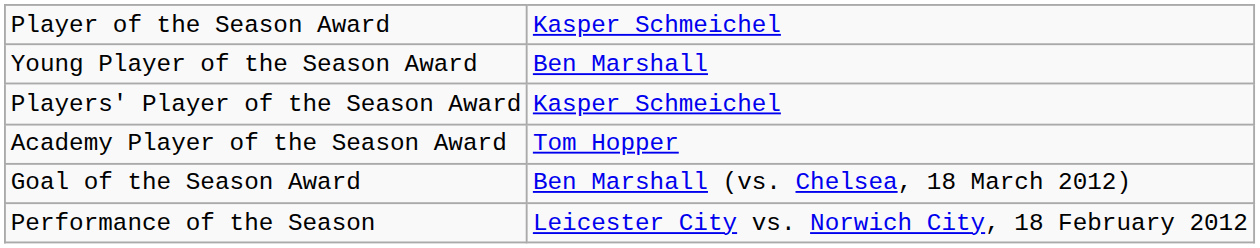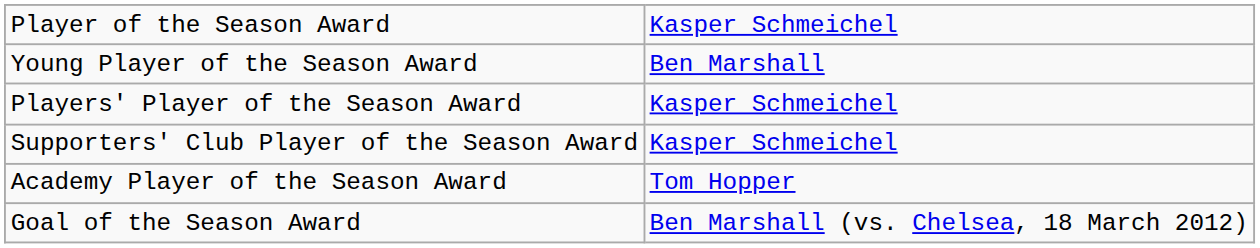+ row: (324, 144)
- row: (193, 223)
